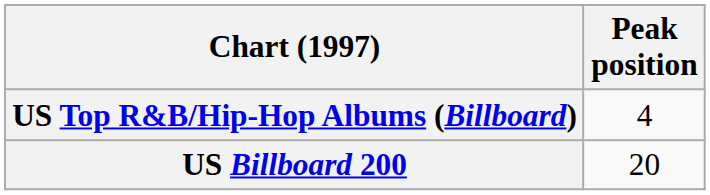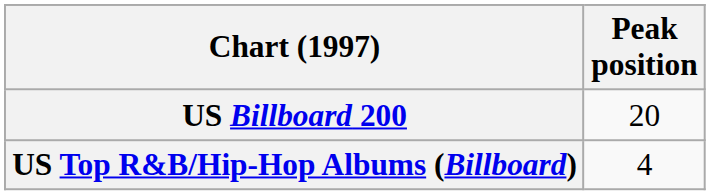rows swapped: (295, 164) <-> (295, 114)
